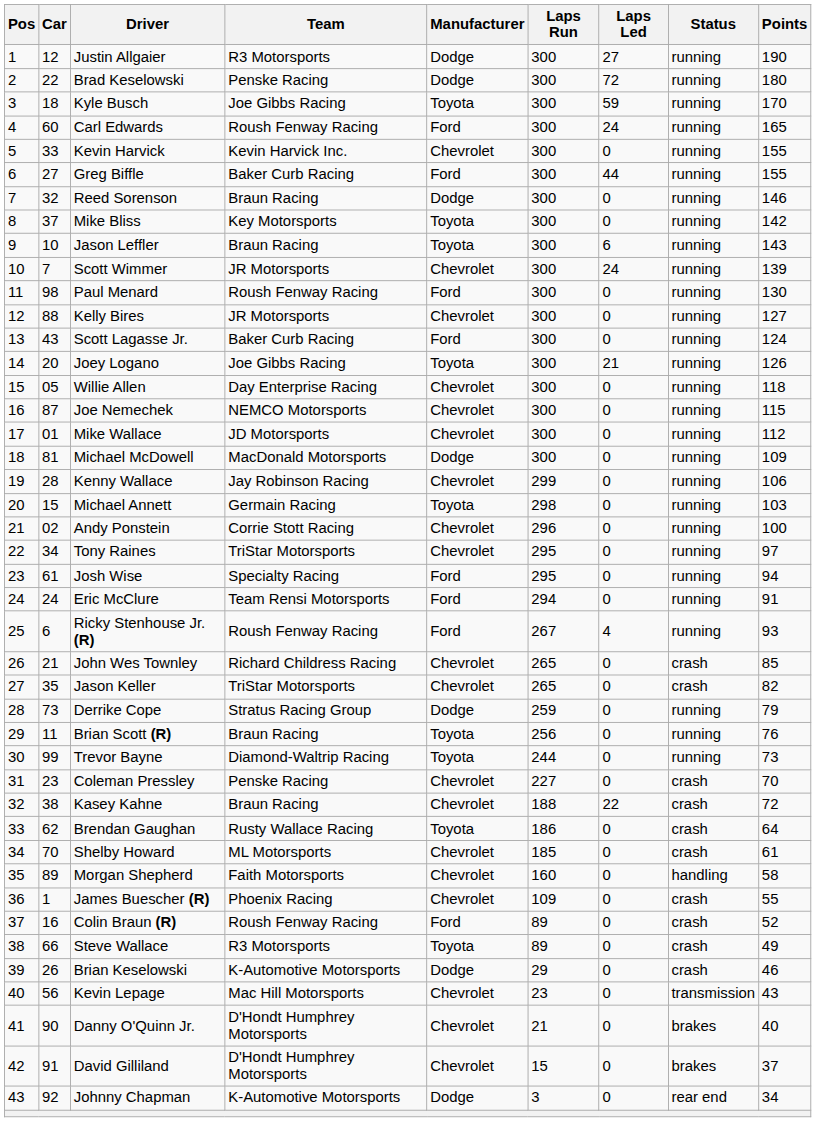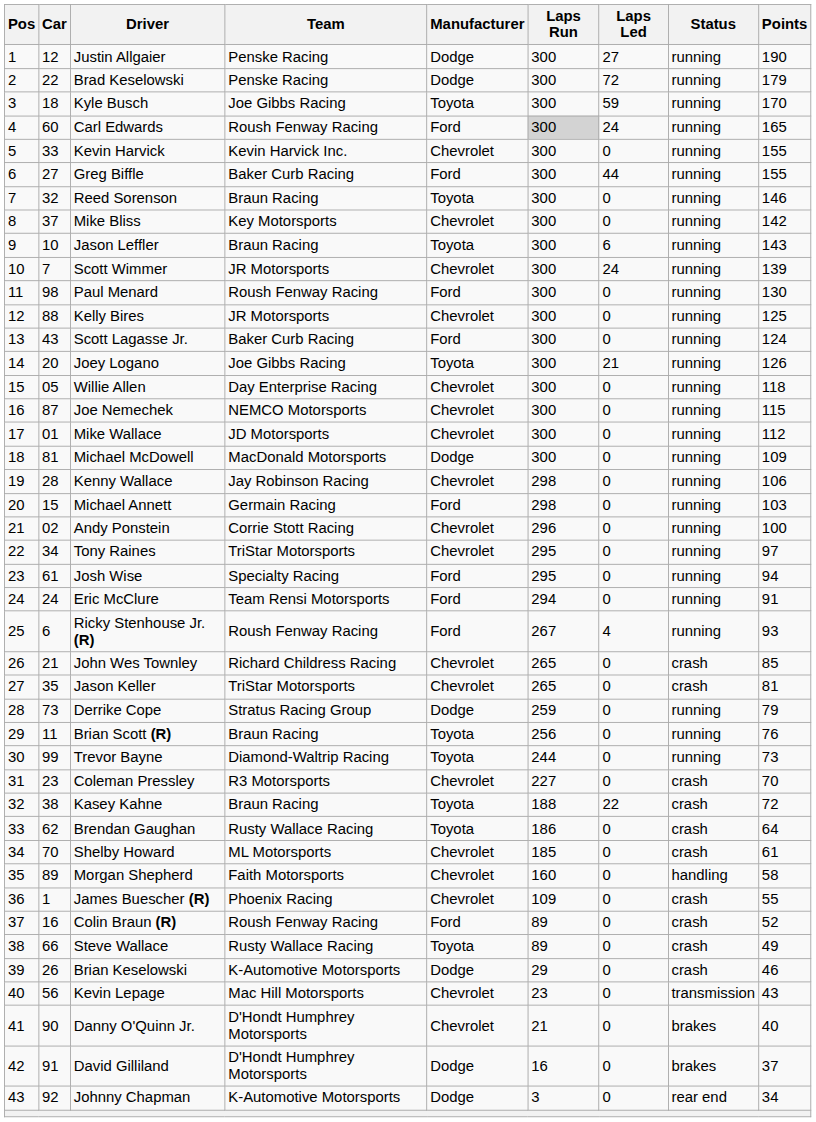(279, 56) R3 Motorsports -> (278, 56) Penske Racing
(774, 80) 180 -> (774, 80) 179
(544, 127) no background -> (544, 127) lightgrey background
(452, 198) Dodge -> (452, 198) Toyota
(452, 221) Toyota -> (462, 221) Chevrolet
(774, 316) 127 -> (774, 316) 125
(544, 481) 299 -> (544, 481) 298
(452, 505) Toyota -> (446, 505) Ford
(770, 686) 82 -> (770, 686) 81
(278, 781) Penske Racing -> (279, 781) R3 Motorsports
(462, 804) Chevrolet -> (452, 804) Toyota
(279, 946) R3 Motorsports -> (301, 946) Rusty Wallace Racing
(462, 1066) Chevrolet -> (452, 1066) Dodge
(540, 1066) 15 -> (540, 1066) 16
